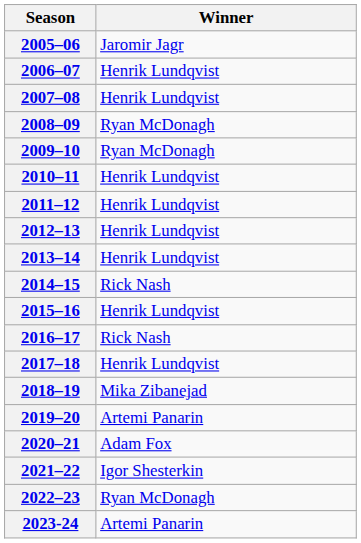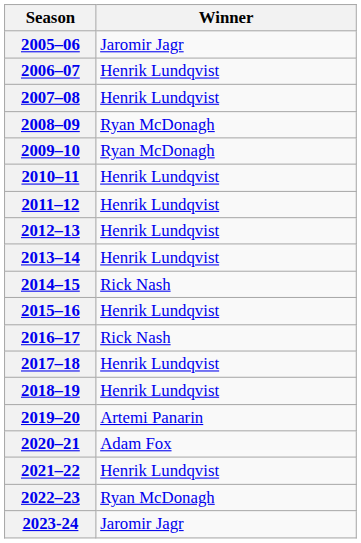(154, 390) Mika Zibanejad -> (160, 390) Henrik Lundqvist
(152, 470) Igor Shesterkin -> (160, 470) Henrik Lundqvist
(152, 524) Artemi Panarin -> (142, 524) Jaromir Jagr
